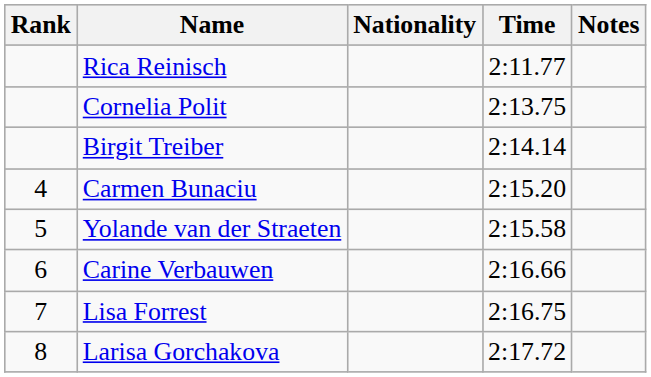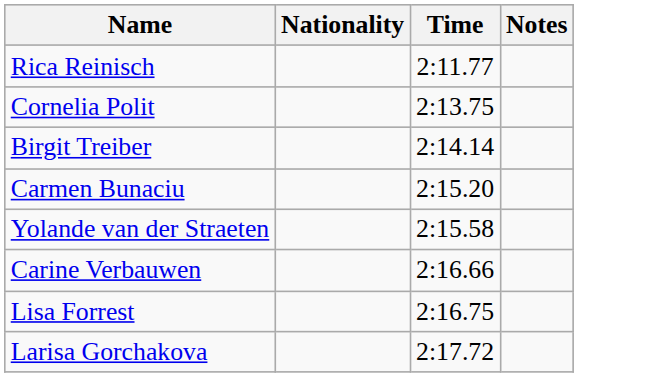- column: (41, 24)
